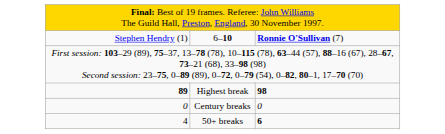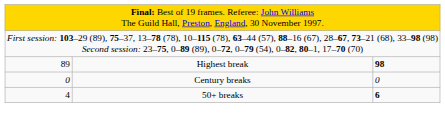- row: (223, 38)
(183, 91) bold -> (65, 64) normal
